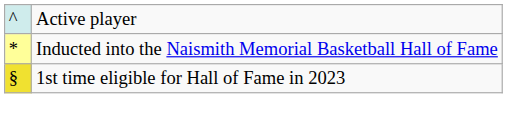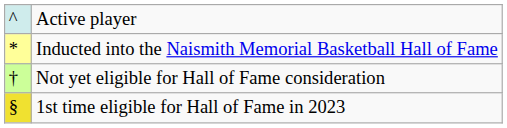+ row: (210, 78)
